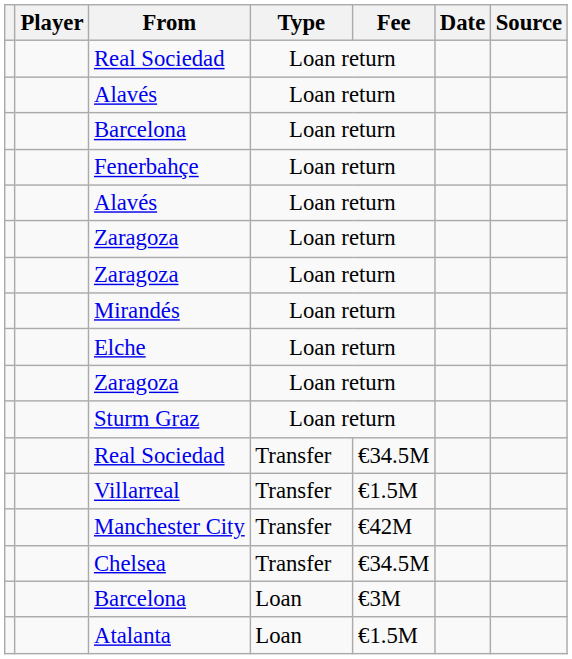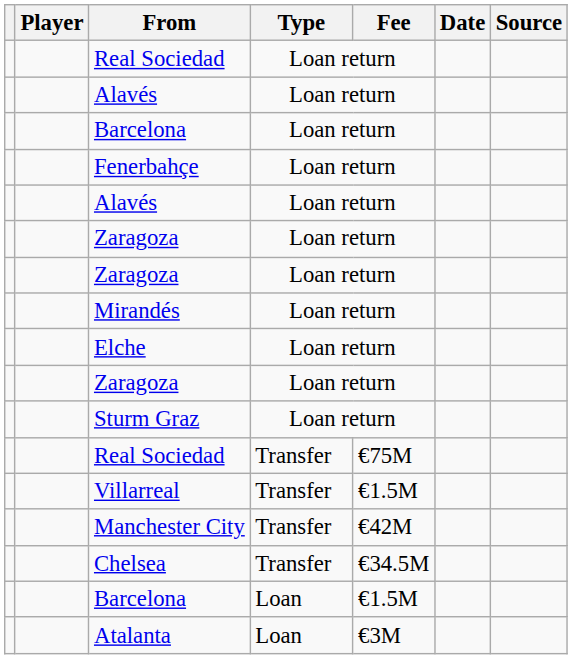(394, 454) €34.5M -> (385, 454) €75M
(379, 599) €3M -> (388, 599) €1.5M
(388, 635) €1.5M -> (379, 635) €3M
